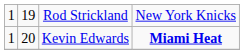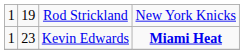(28, 37) 20 -> (28, 37) 23
